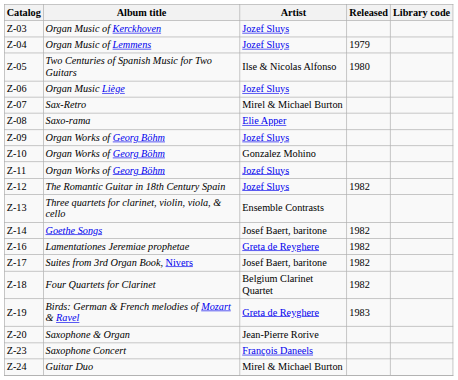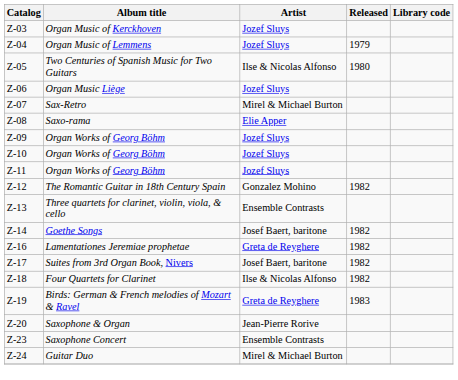(279, 154) Gonzalez Mohino -> (266, 154) Jozef Sluys
(266, 186) Jozef Sluys -> (279, 186) Gonzalez Mohino
(278, 285) Belgium Clarinet Quartet -> (289, 279) Ilse & Nicolas Alfonso
(278, 351) François Daneels -> (283, 339) Ensemble Contrasts
